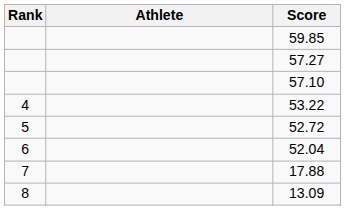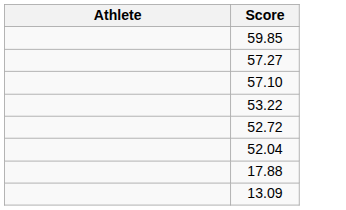- column: (25, 15)
